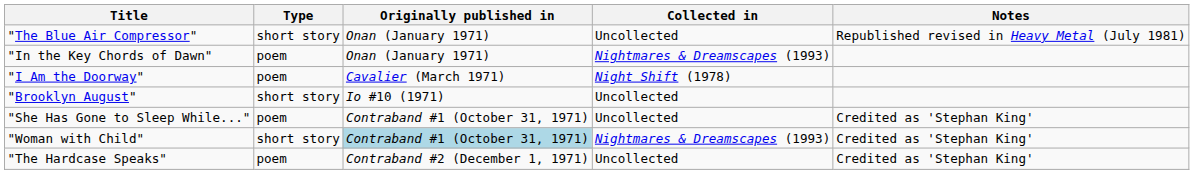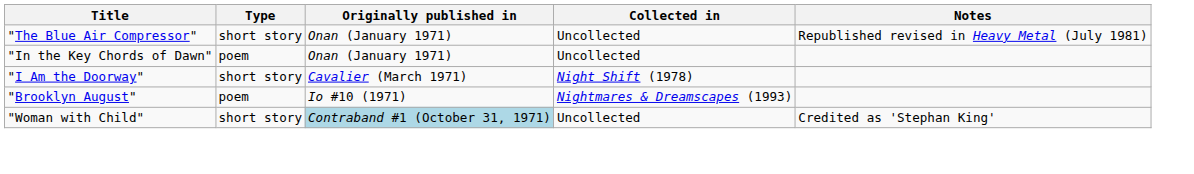(713, 56) Nightmares & Dreamscapes (1993) -> (599, 56) Uncollected
(272, 76) poem -> (260, 76) short story
(298, 97) short story -> (234, 97) poem
(637, 97) Uncollected -> (675, 97) Nightmares & Dreamscapes (1993)
- row: (129, 118)
(713, 138) Nightmares & Dreamscapes (1993) -> (599, 118) Uncollected
- row: (87, 159)
